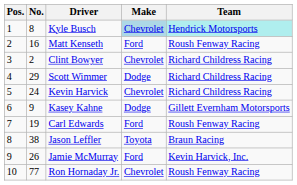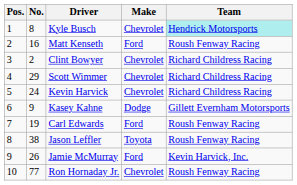(144, 28) lightblue background -> (144, 28) no background
(137, 76) Dodge -> (144, 76) Chevrolet
(196, 140) Braun Racing -> (214, 140) Roush Fenway Racing
